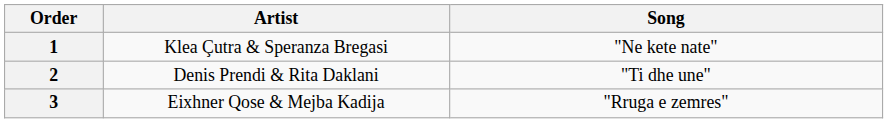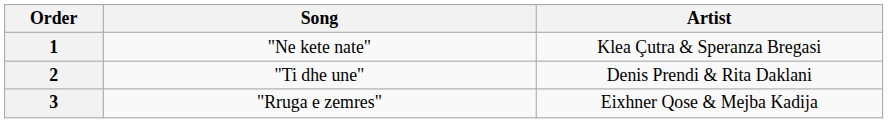columns swapped: (276, 18) <-> (666, 18)
